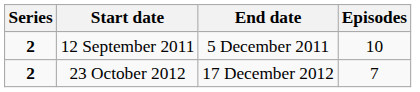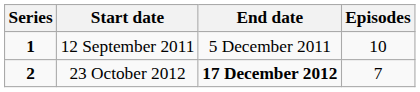(31, 45) 2 -> (31, 45) 1
(268, 73) normal -> (270, 73) bold
